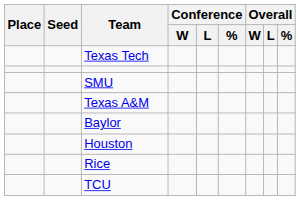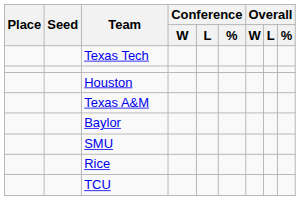rows swapped: (99, 82) <-> (108, 144)
